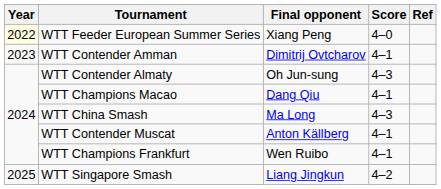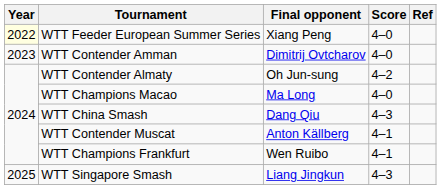(382, 55) 4–1 -> (382, 55) 4–0
(382, 75) 4–3 -> (382, 75) 4–2
(293, 94) Dang Qiu -> (291, 94) Ma Long
(382, 94) 4–1 -> (382, 94) 4–0
(291, 114) Ma Long -> (293, 114) Dang Qiu
(382, 174) 4–2 -> (382, 174) 4–3
